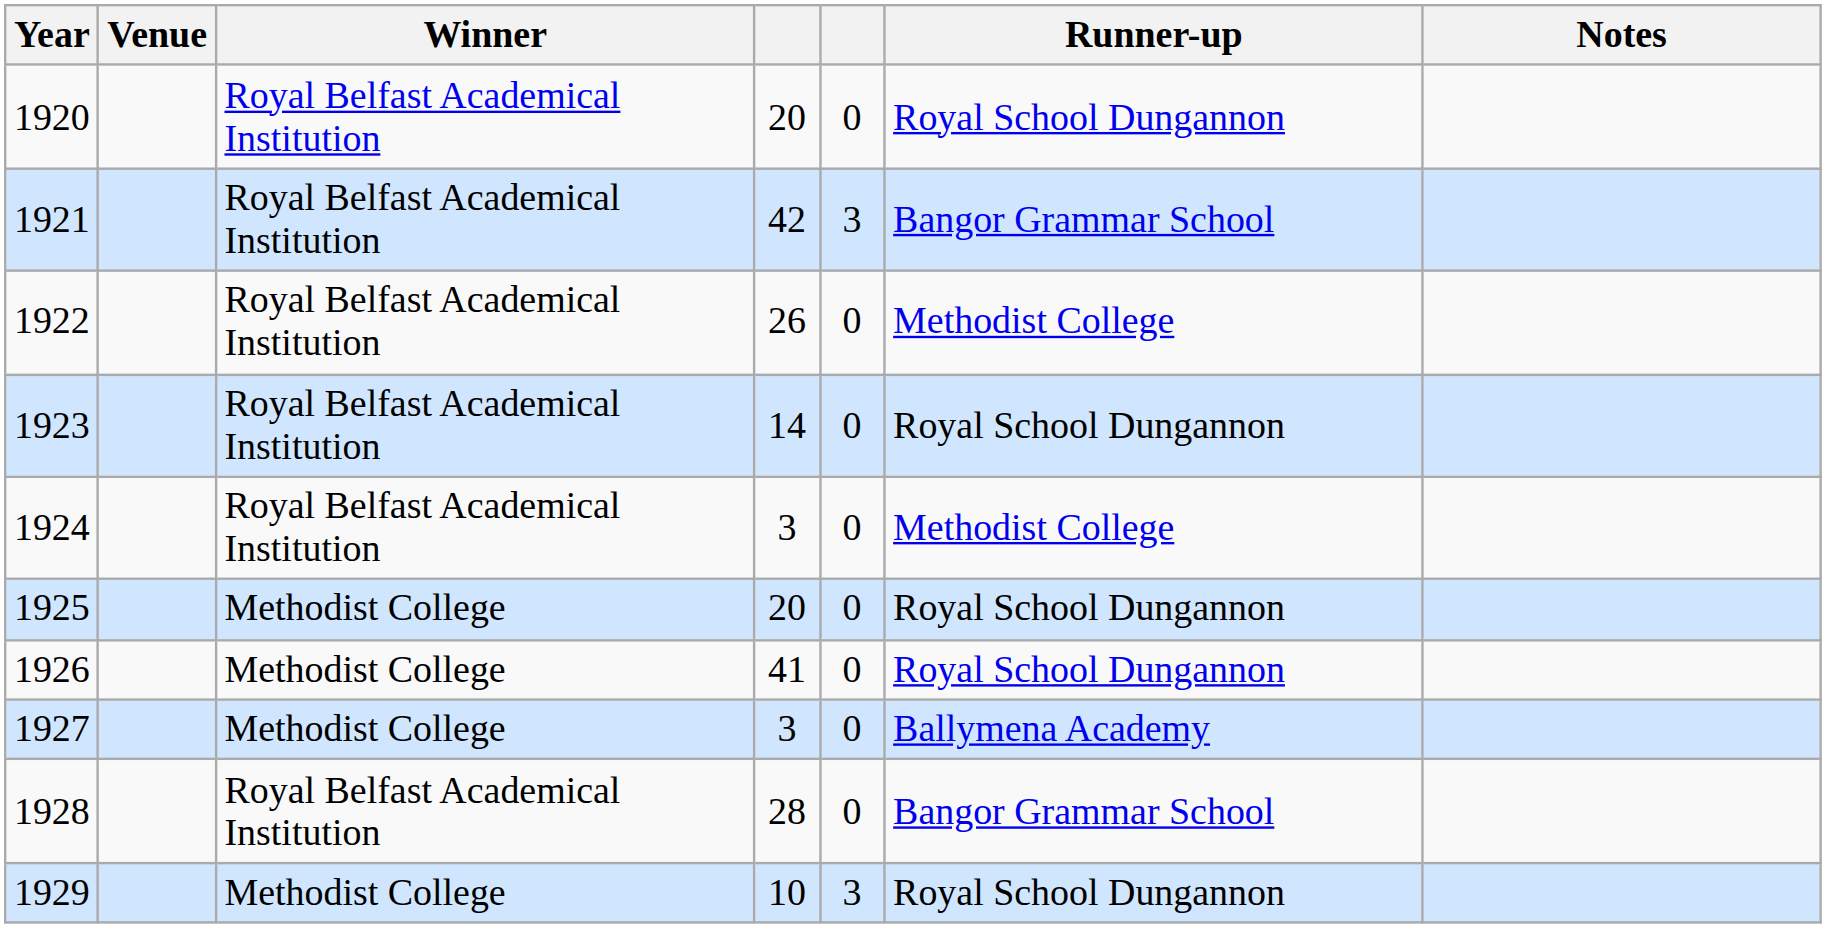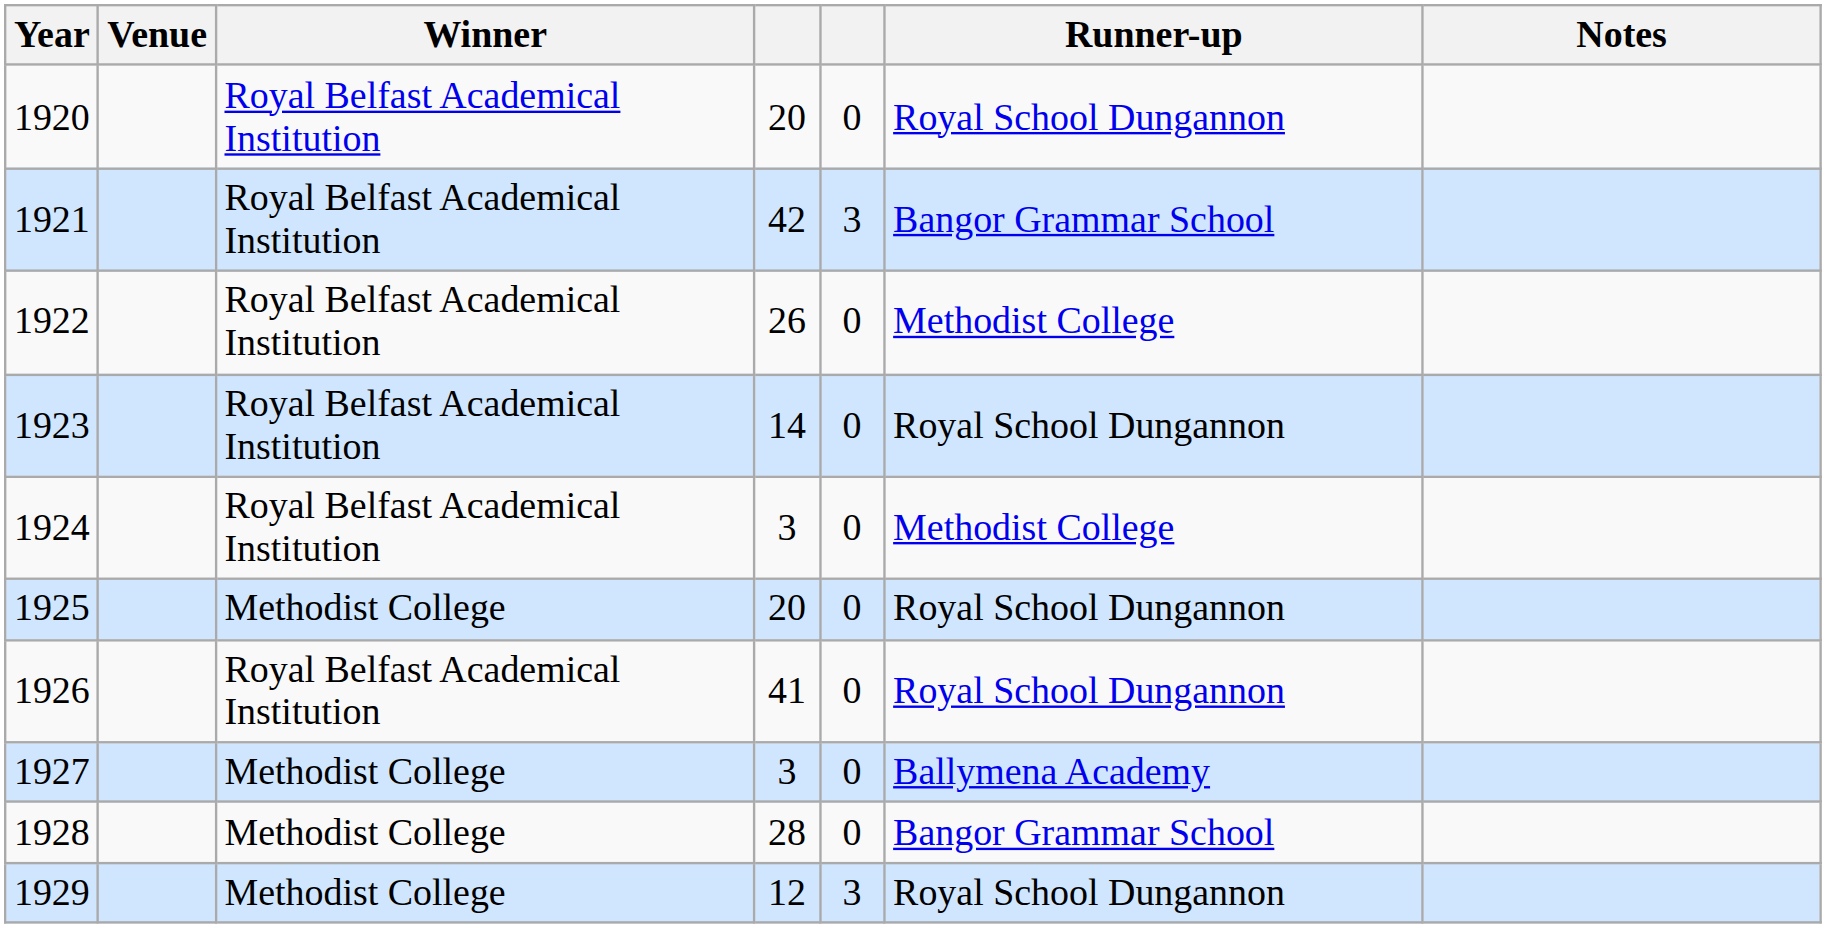(365, 668) Methodist College -> (422, 690) Royal Belfast Academical Institution
(422, 810) Royal Belfast Academical Institution -> (365, 831) Methodist College
(787, 891) 10 -> (787, 891) 12
